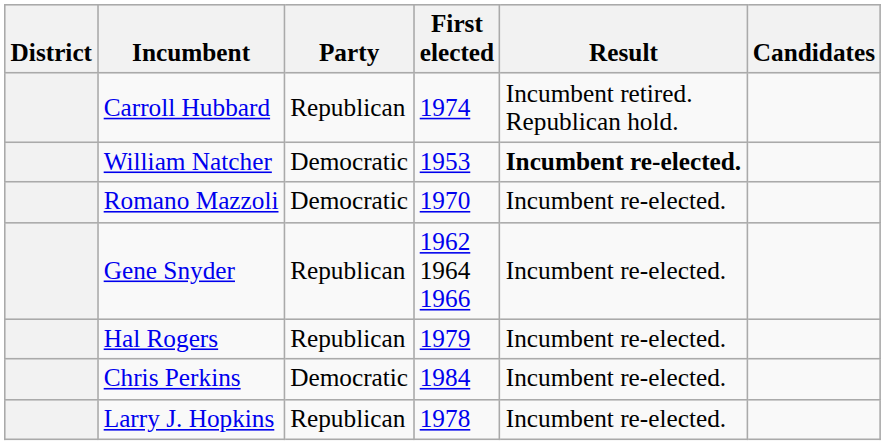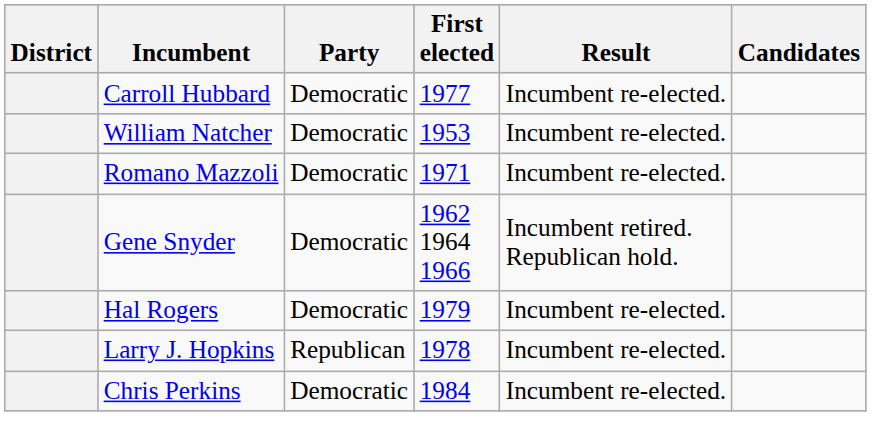(348, 107) Republican -> (349, 93) Democratic
(445, 107) 1974 -> (445, 93) 1977
(599, 107) Incumbent retired. Republican hold. -> (616, 93) Incumbent re-elected.
(623, 161) bold -> (616, 133) normal
(445, 201) 1970 -> (445, 173) 1971
(348, 270) Republican -> (349, 241) Democratic
(616, 270) Incumbent re-elected. -> (599, 241) Incumbent retired. Republican hold.
(348, 338) Republican -> (349, 310) Democratic
rows swapped: (189, 418) <-> (172, 378)
